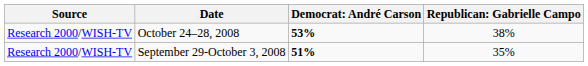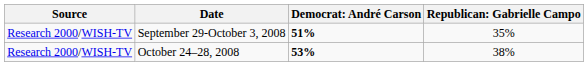rows swapped: (188, 33) <-> (212, 52)
